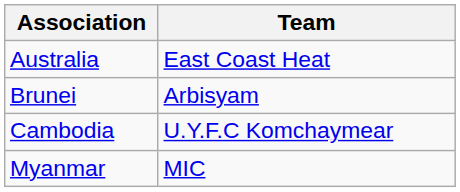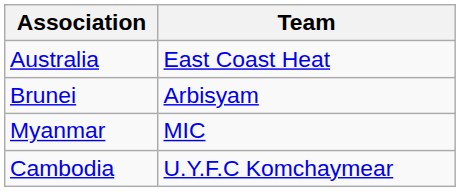rows swapped: (58, 167) <-> (62, 131)
